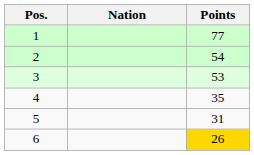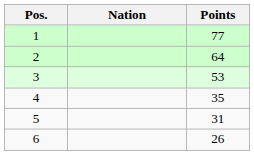(218, 56) 54 -> (218, 56) 64
(218, 139) gold background -> (218, 139) no background
